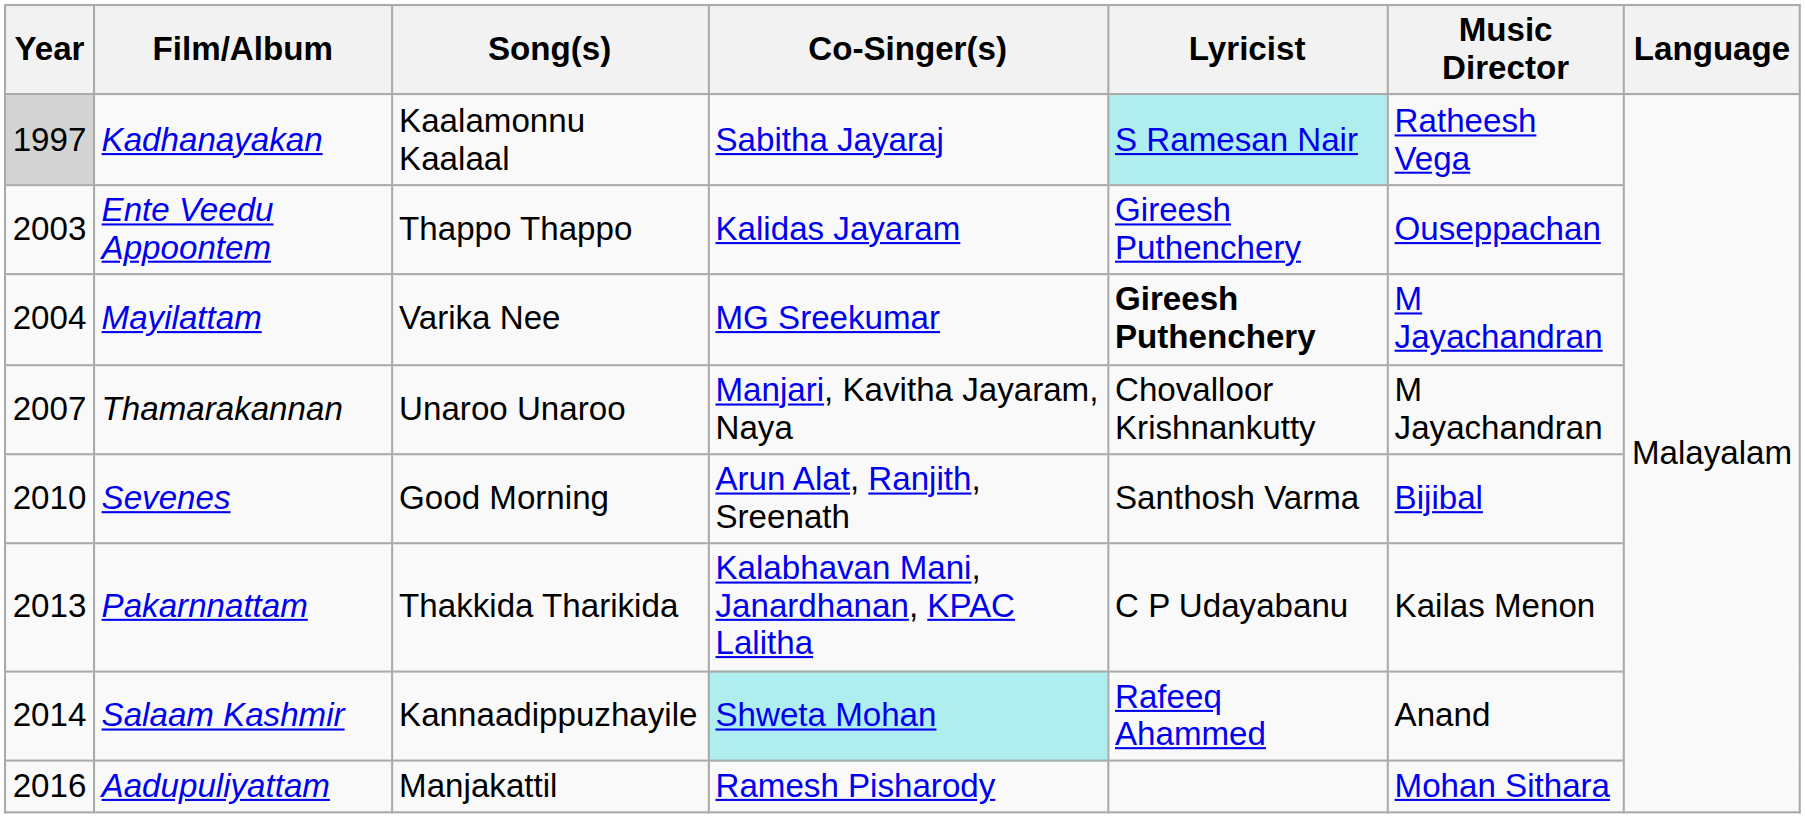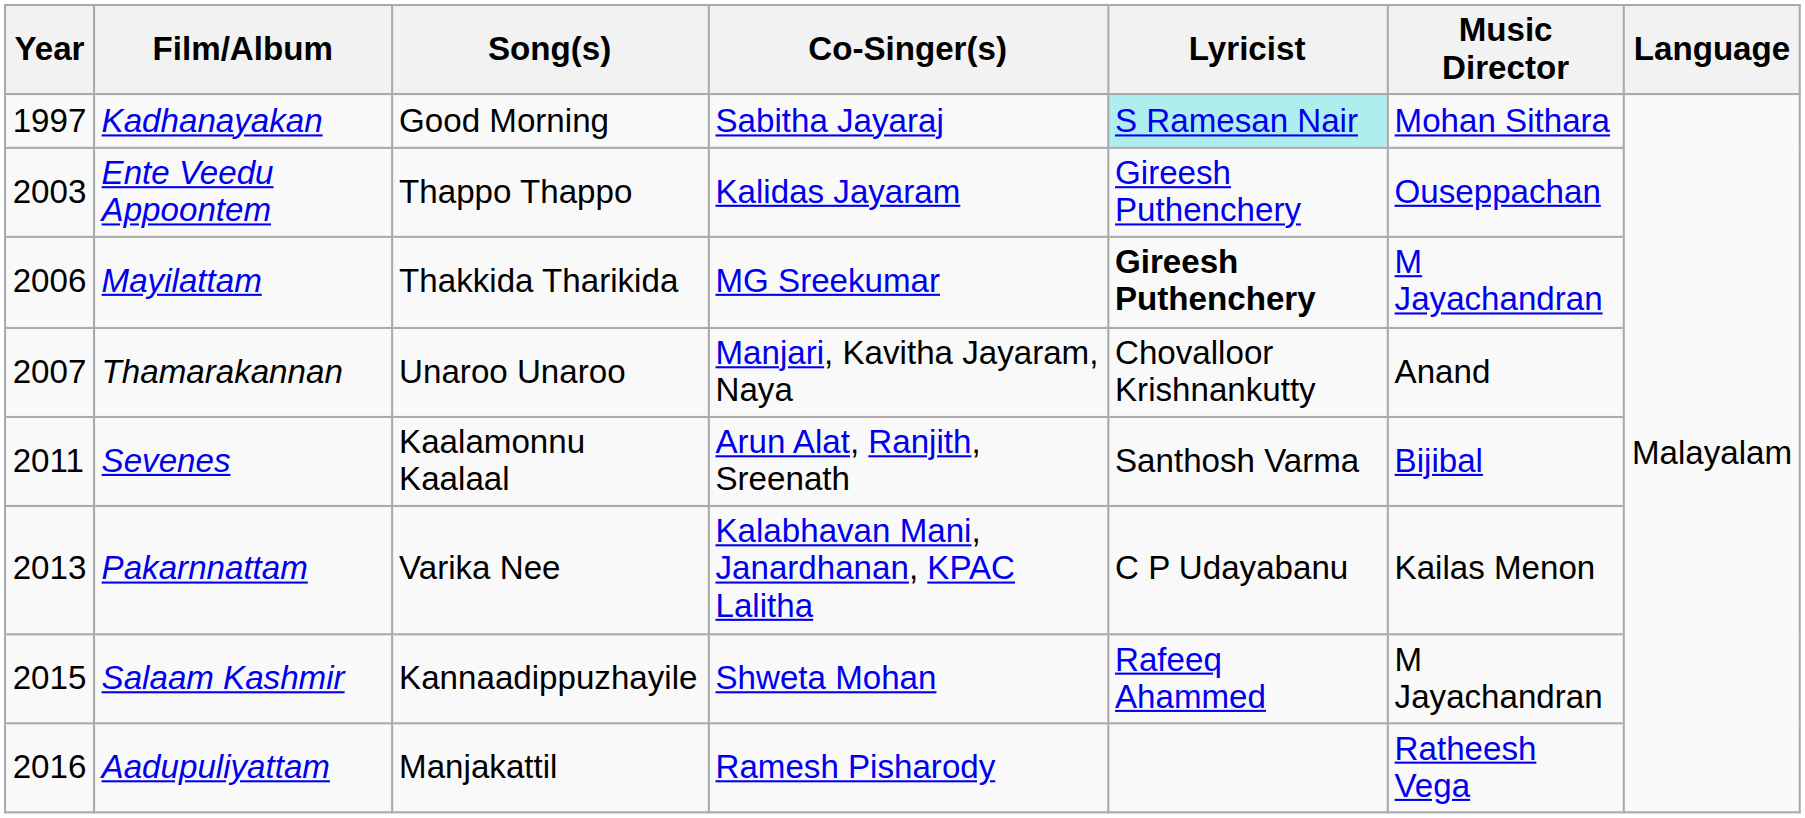(50, 139) lightgrey background -> (50, 120) no background
(492, 139) Kaalamonnu Kaalaal -> (504, 120) Good Morning
(1465, 139) Ratheesh Vega -> (1502, 120) Mohan Sithara
(50, 318) 2004 -> (50, 281) 2006
(480, 318) Varika Nee -> (539, 281) Thakkida Tharikida
(1499, 408) M Jayachandran -> (1442, 371) Anand
(50, 498) 2010 -> (48, 461) 2011
(504, 498) Good Morning -> (492, 461) Kaalamonnu Kaalaal
(539, 606) Thakkida Tharikida -> (480, 569) Varika Nee
(50, 715) 2014 -> (50, 677) 2015
(826, 715) paleturquoise background -> (826, 677) no background
(1442, 715) Anand -> (1499, 677) M Jayachandran
(1502, 786) Mohan Sithara -> (1465, 767) Ratheesh Vega
